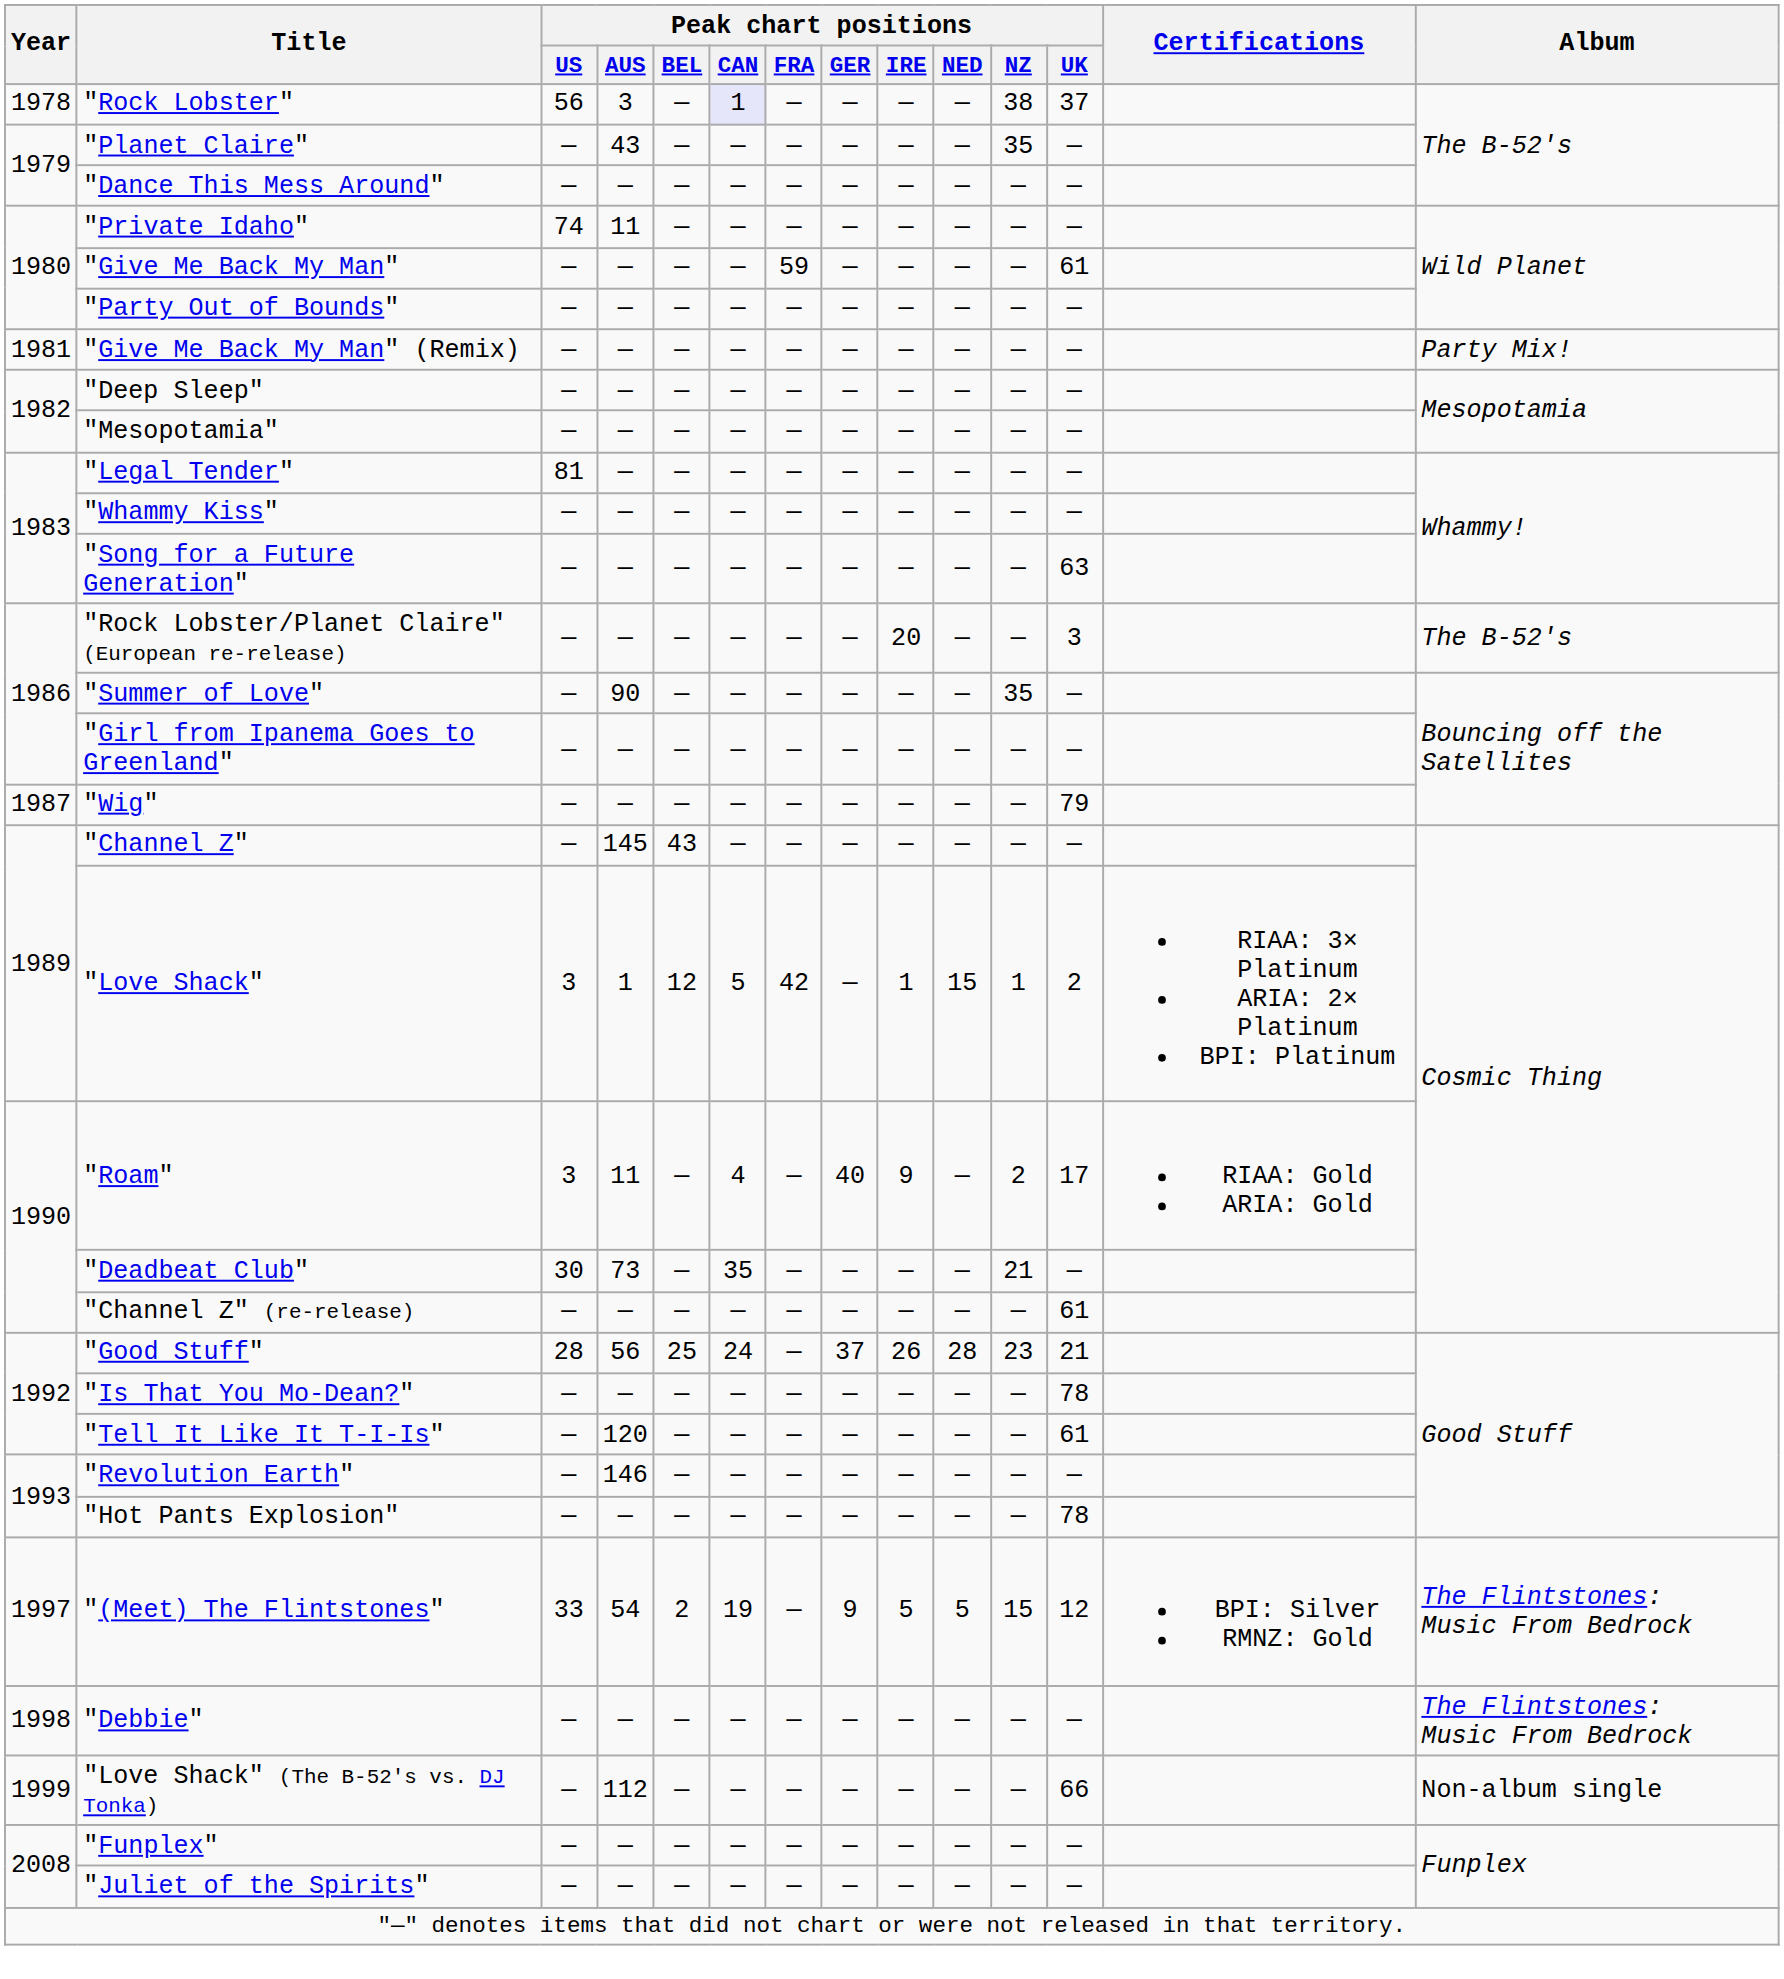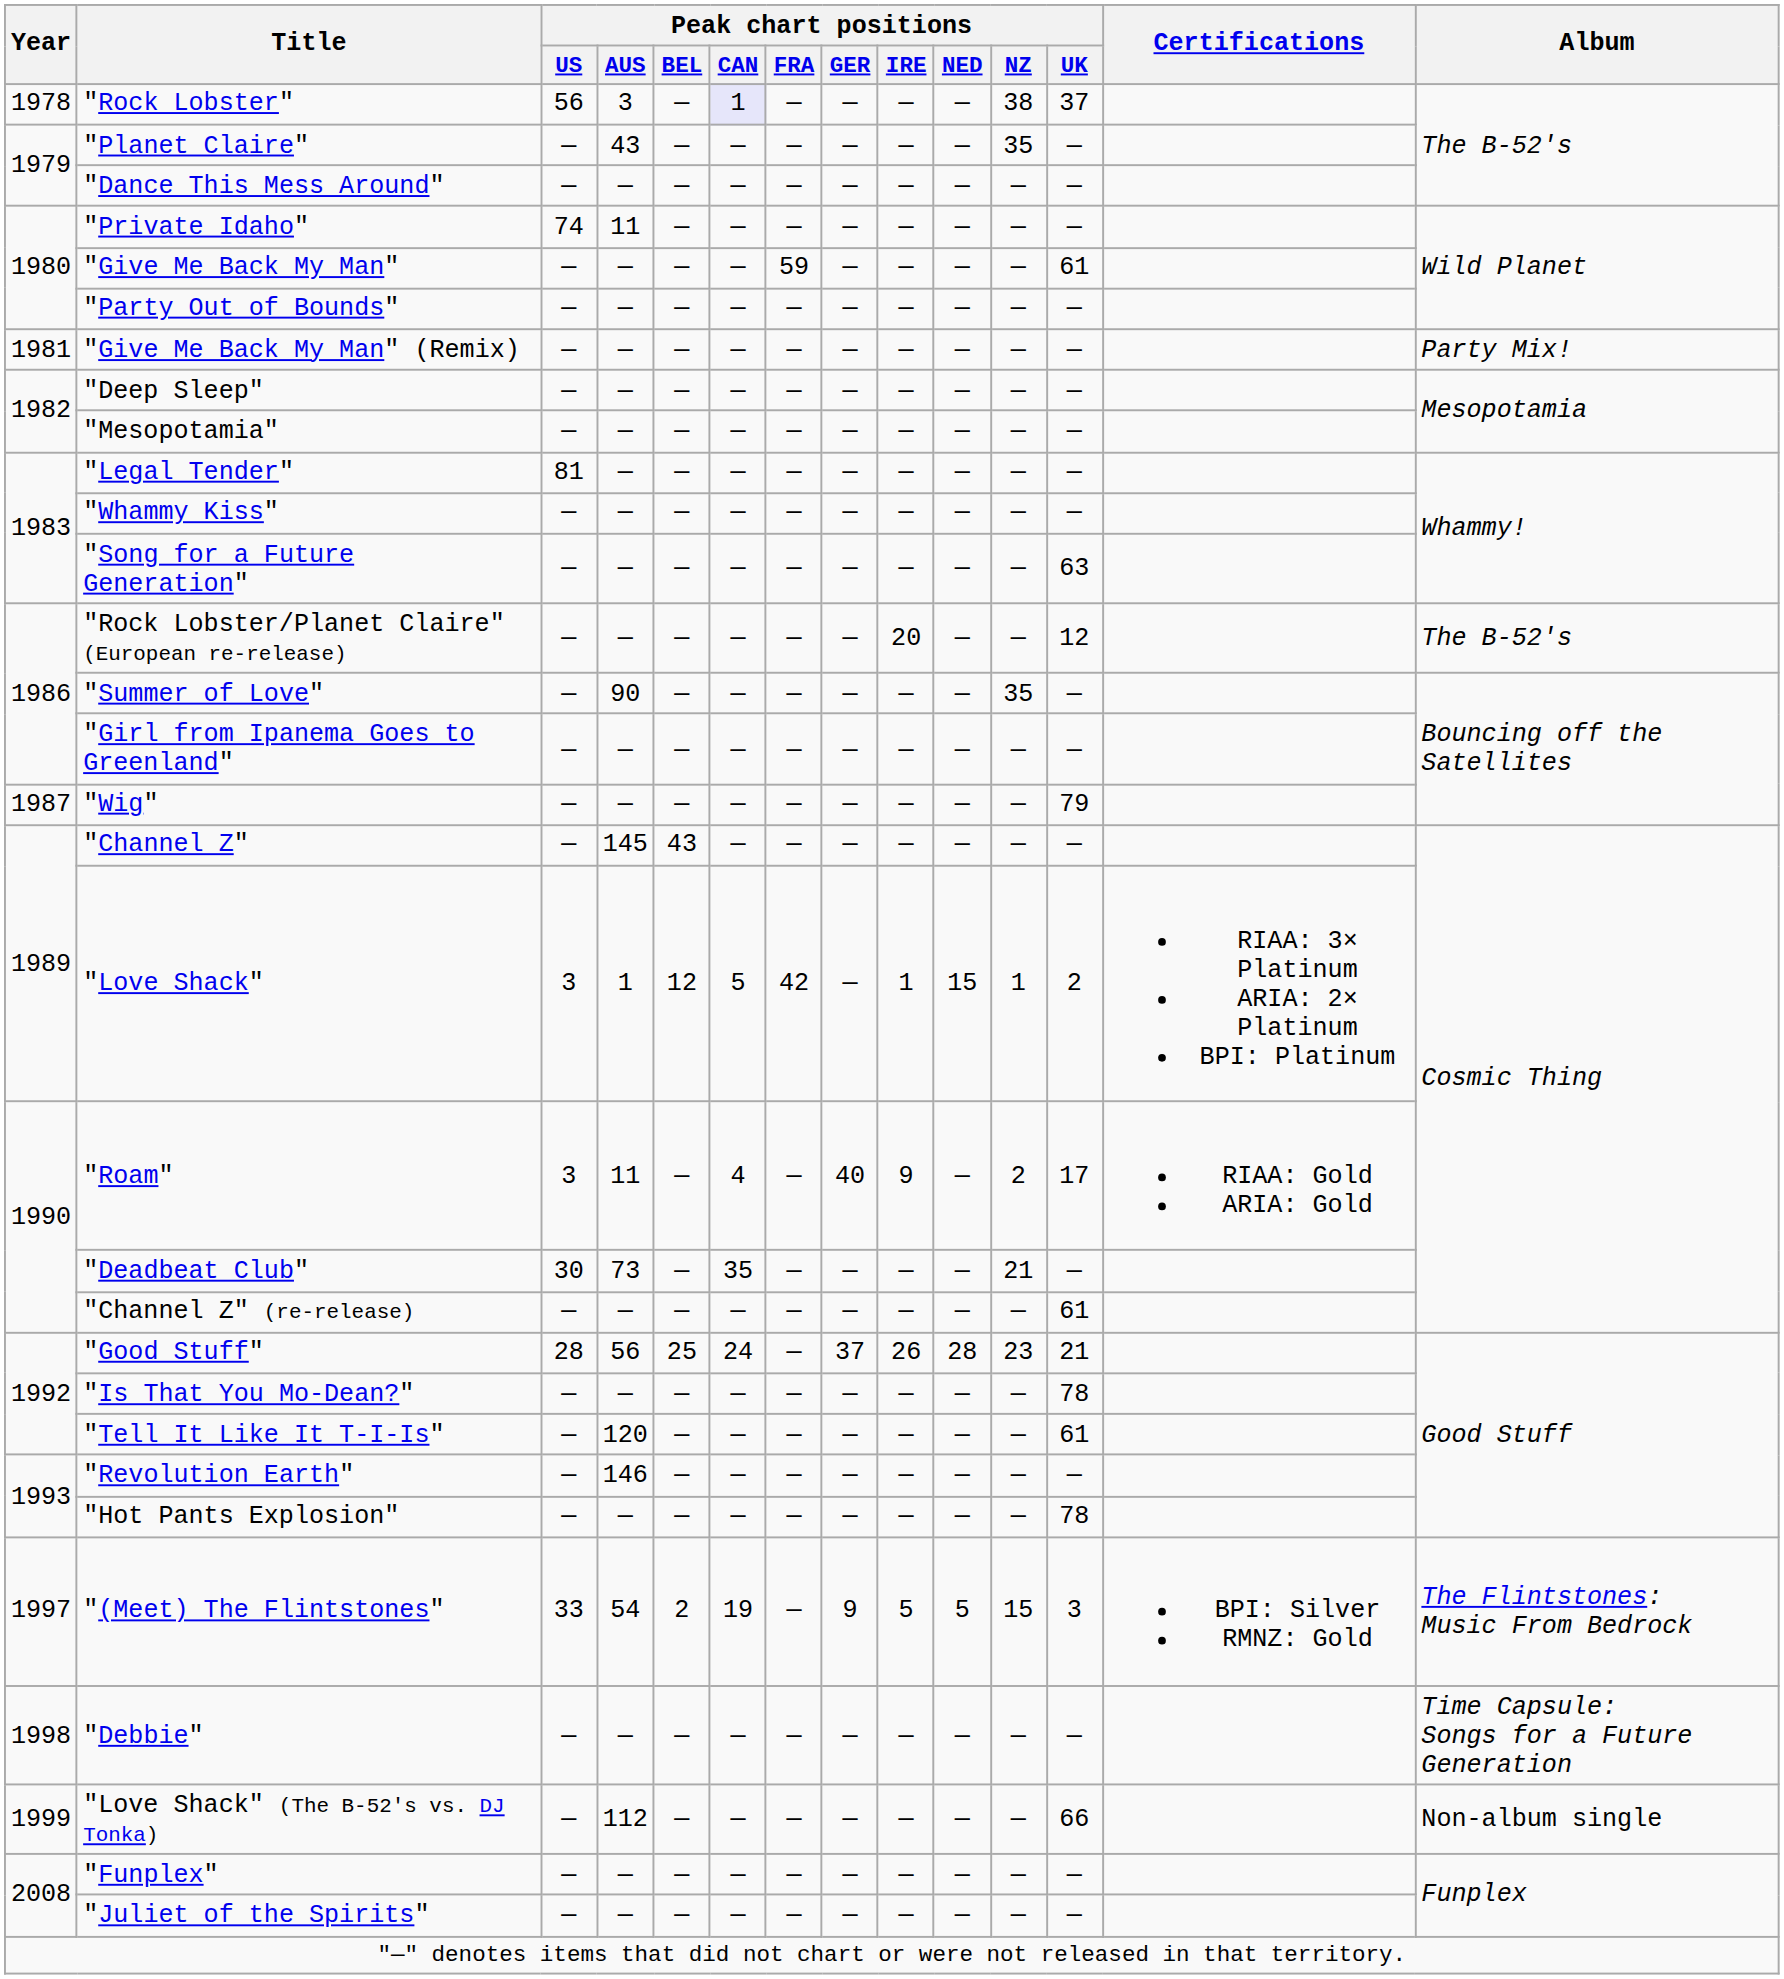(1074, 638) 3 -> (1074, 638) 12
(1074, 1611) 12 -> (1074, 1611) 3
(1557, 1721) The Flintstones: Music From Bedrock -> (1557, 1735) Time Capsule: Songs for a Future Generation
